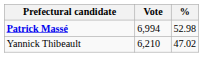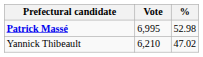(149, 28) 6,994 -> (149, 28) 6,995
